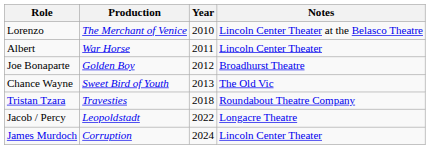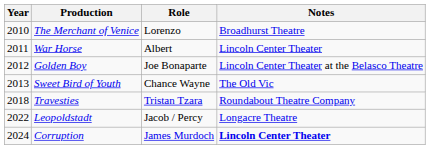columns swapped: (203, 13) <-> (42, 13)
(321, 30) Lincoln Center Theater at the Belasco Theatre -> (262, 30) Broadhurst Theatre
(262, 65) Broadhurst Theatre -> (321, 65) Lincoln Center Theater at the Belasco Theatre
(271, 135) normal -> (275, 135) bold
